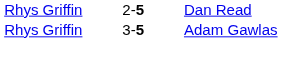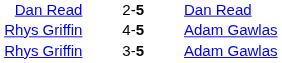(43, 10) Rhys Griffin -> (49, 10) Dan Read
+ row: (133, 30)
